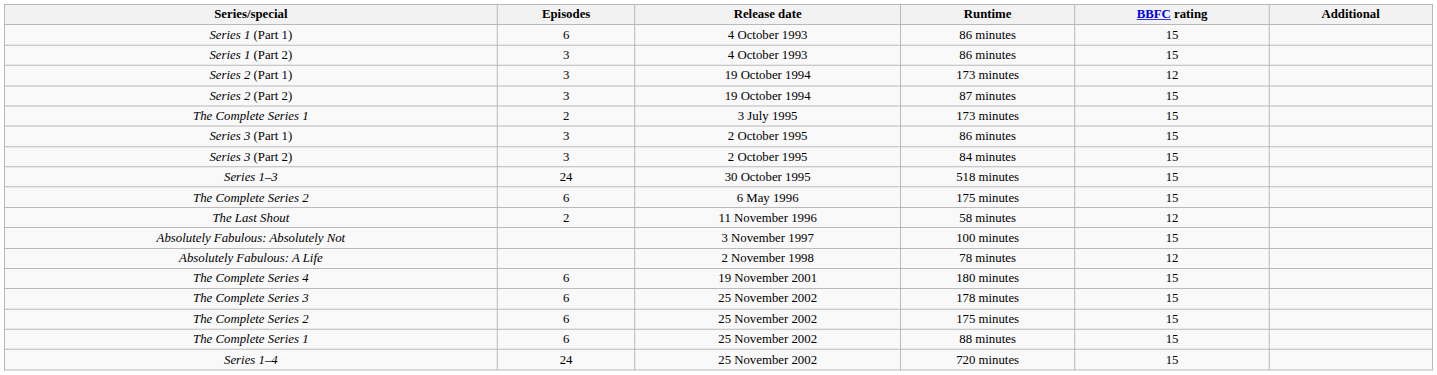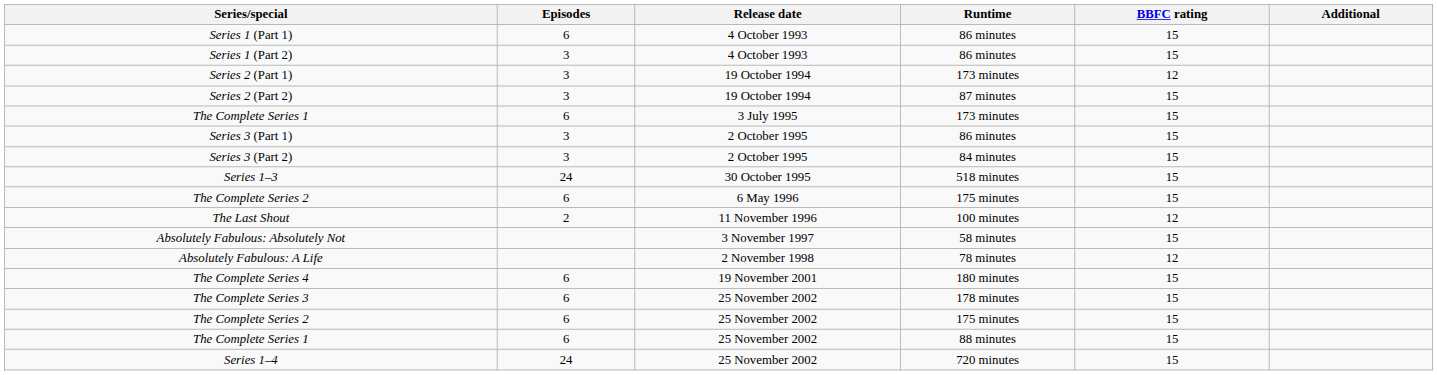(566, 116) 2 -> (566, 116) 6
(988, 217) 58 minutes -> (988, 217) 100 minutes
(988, 237) 100 minutes -> (988, 237) 58 minutes
